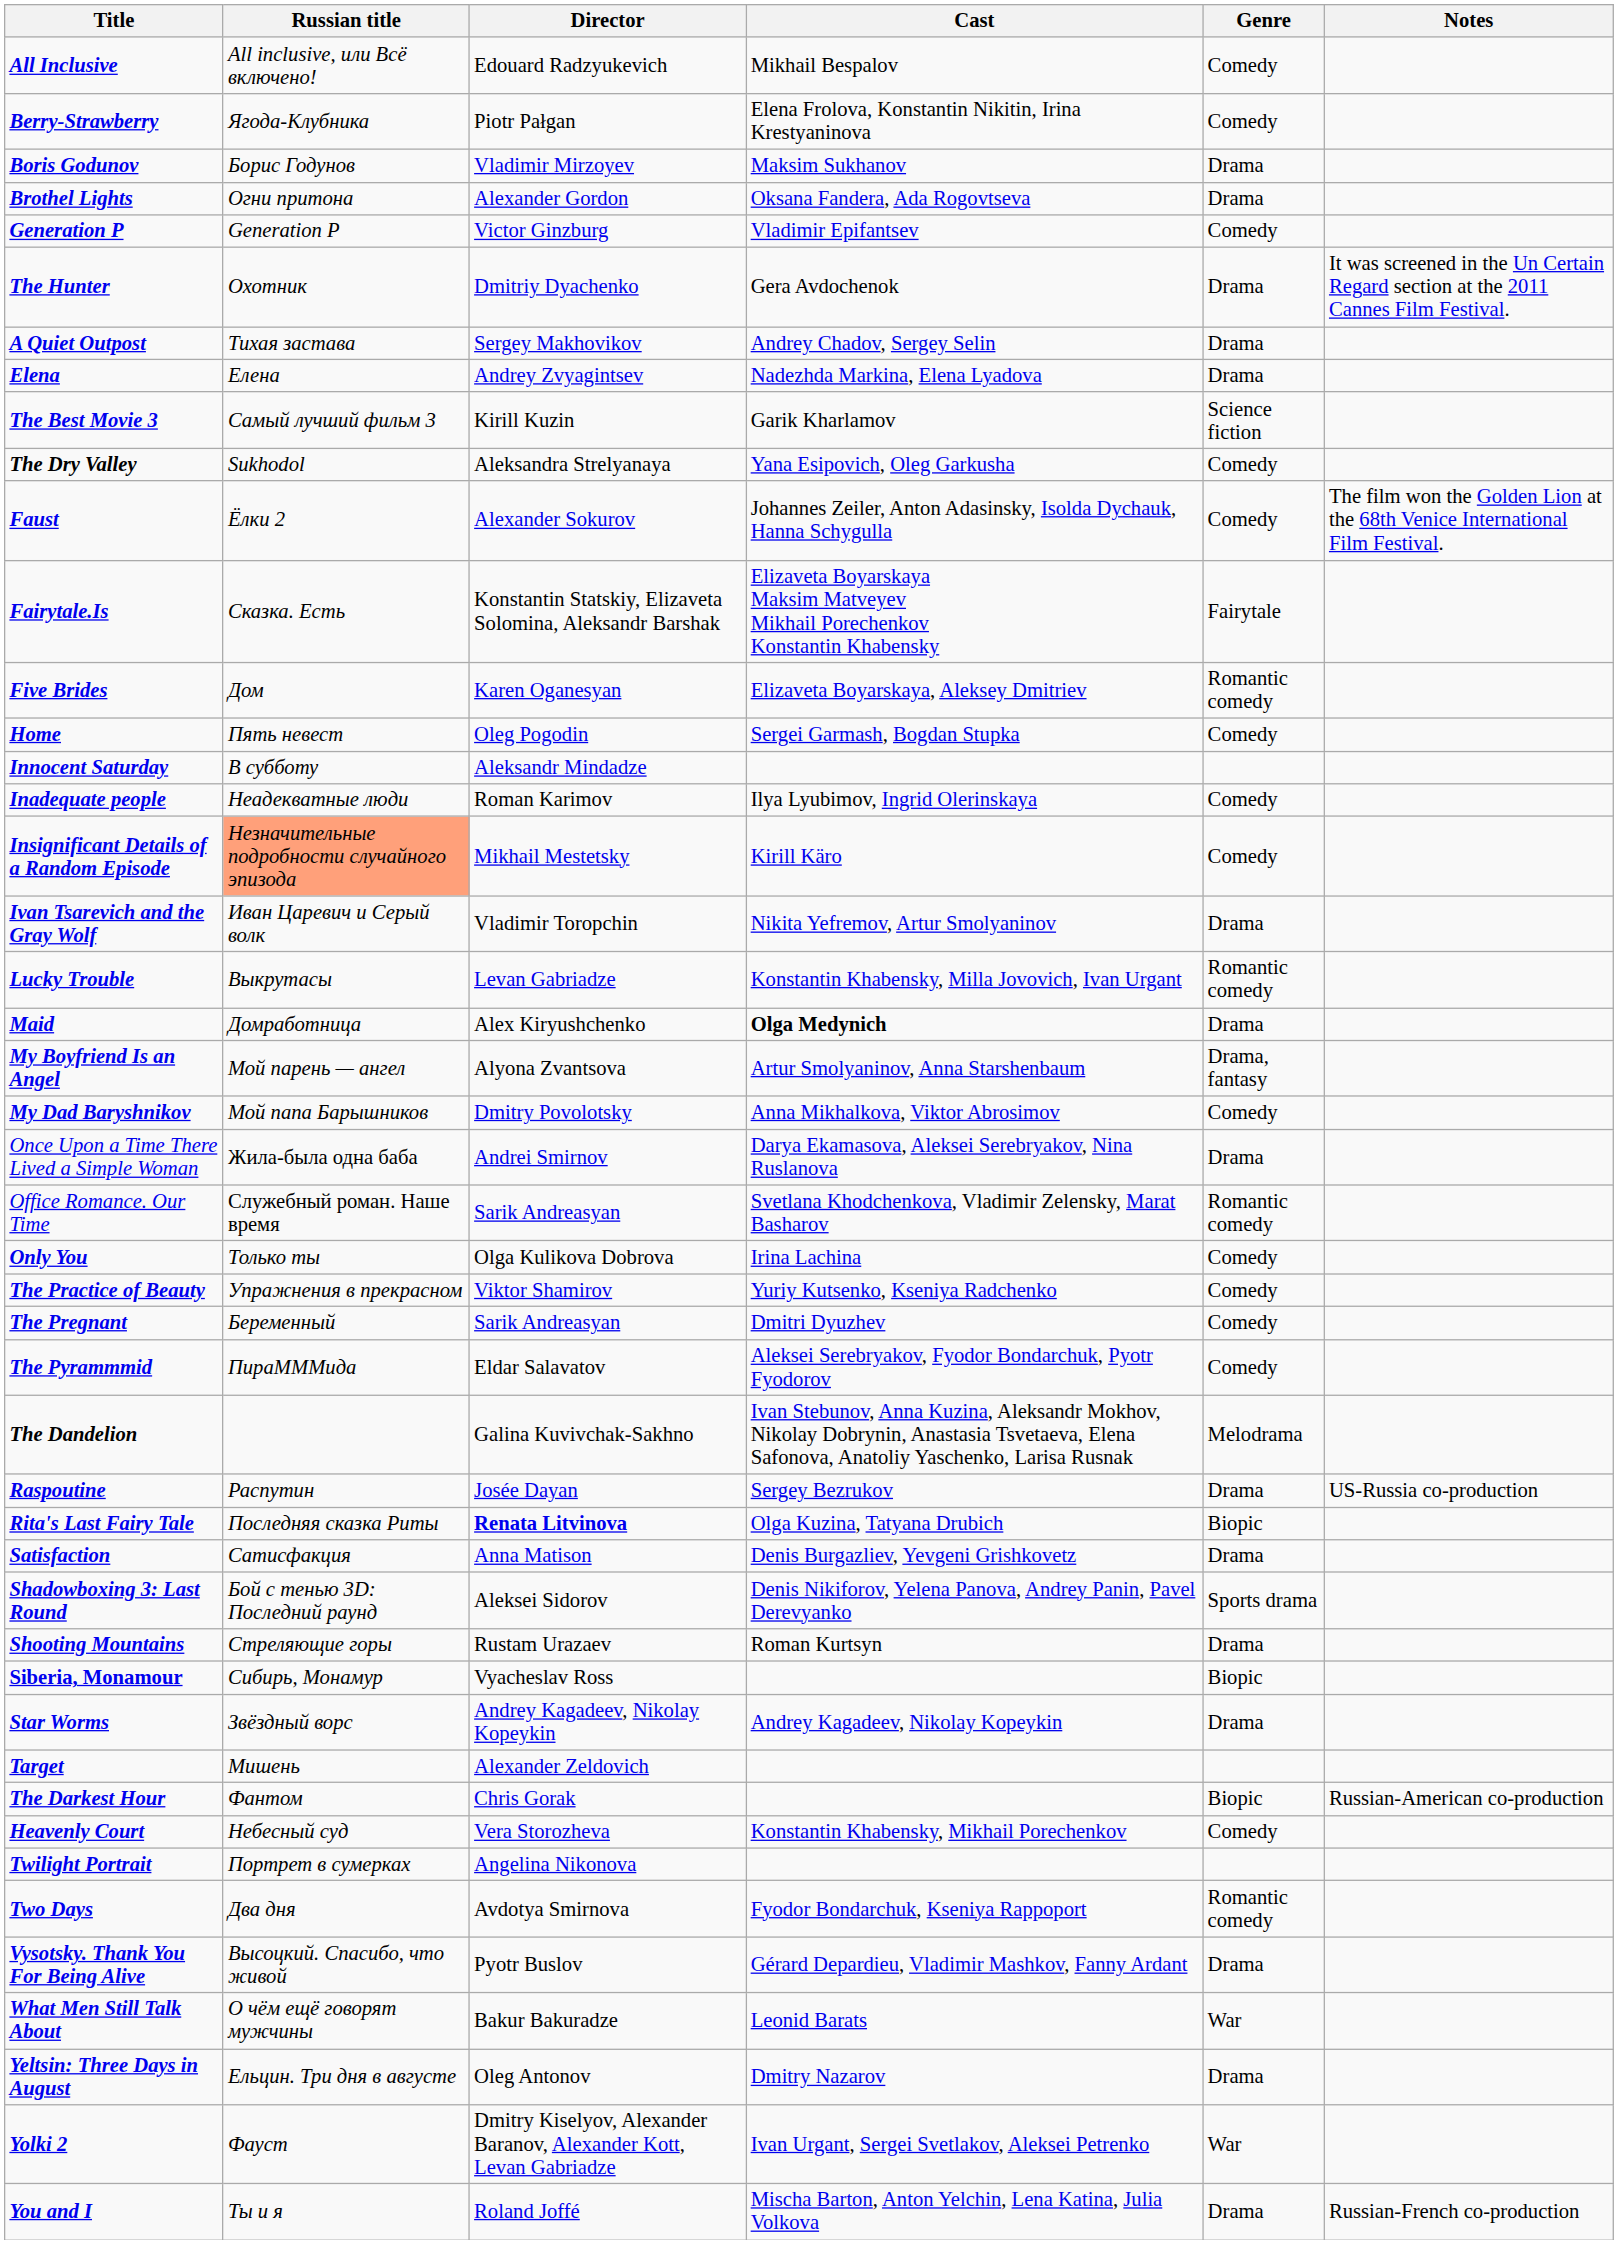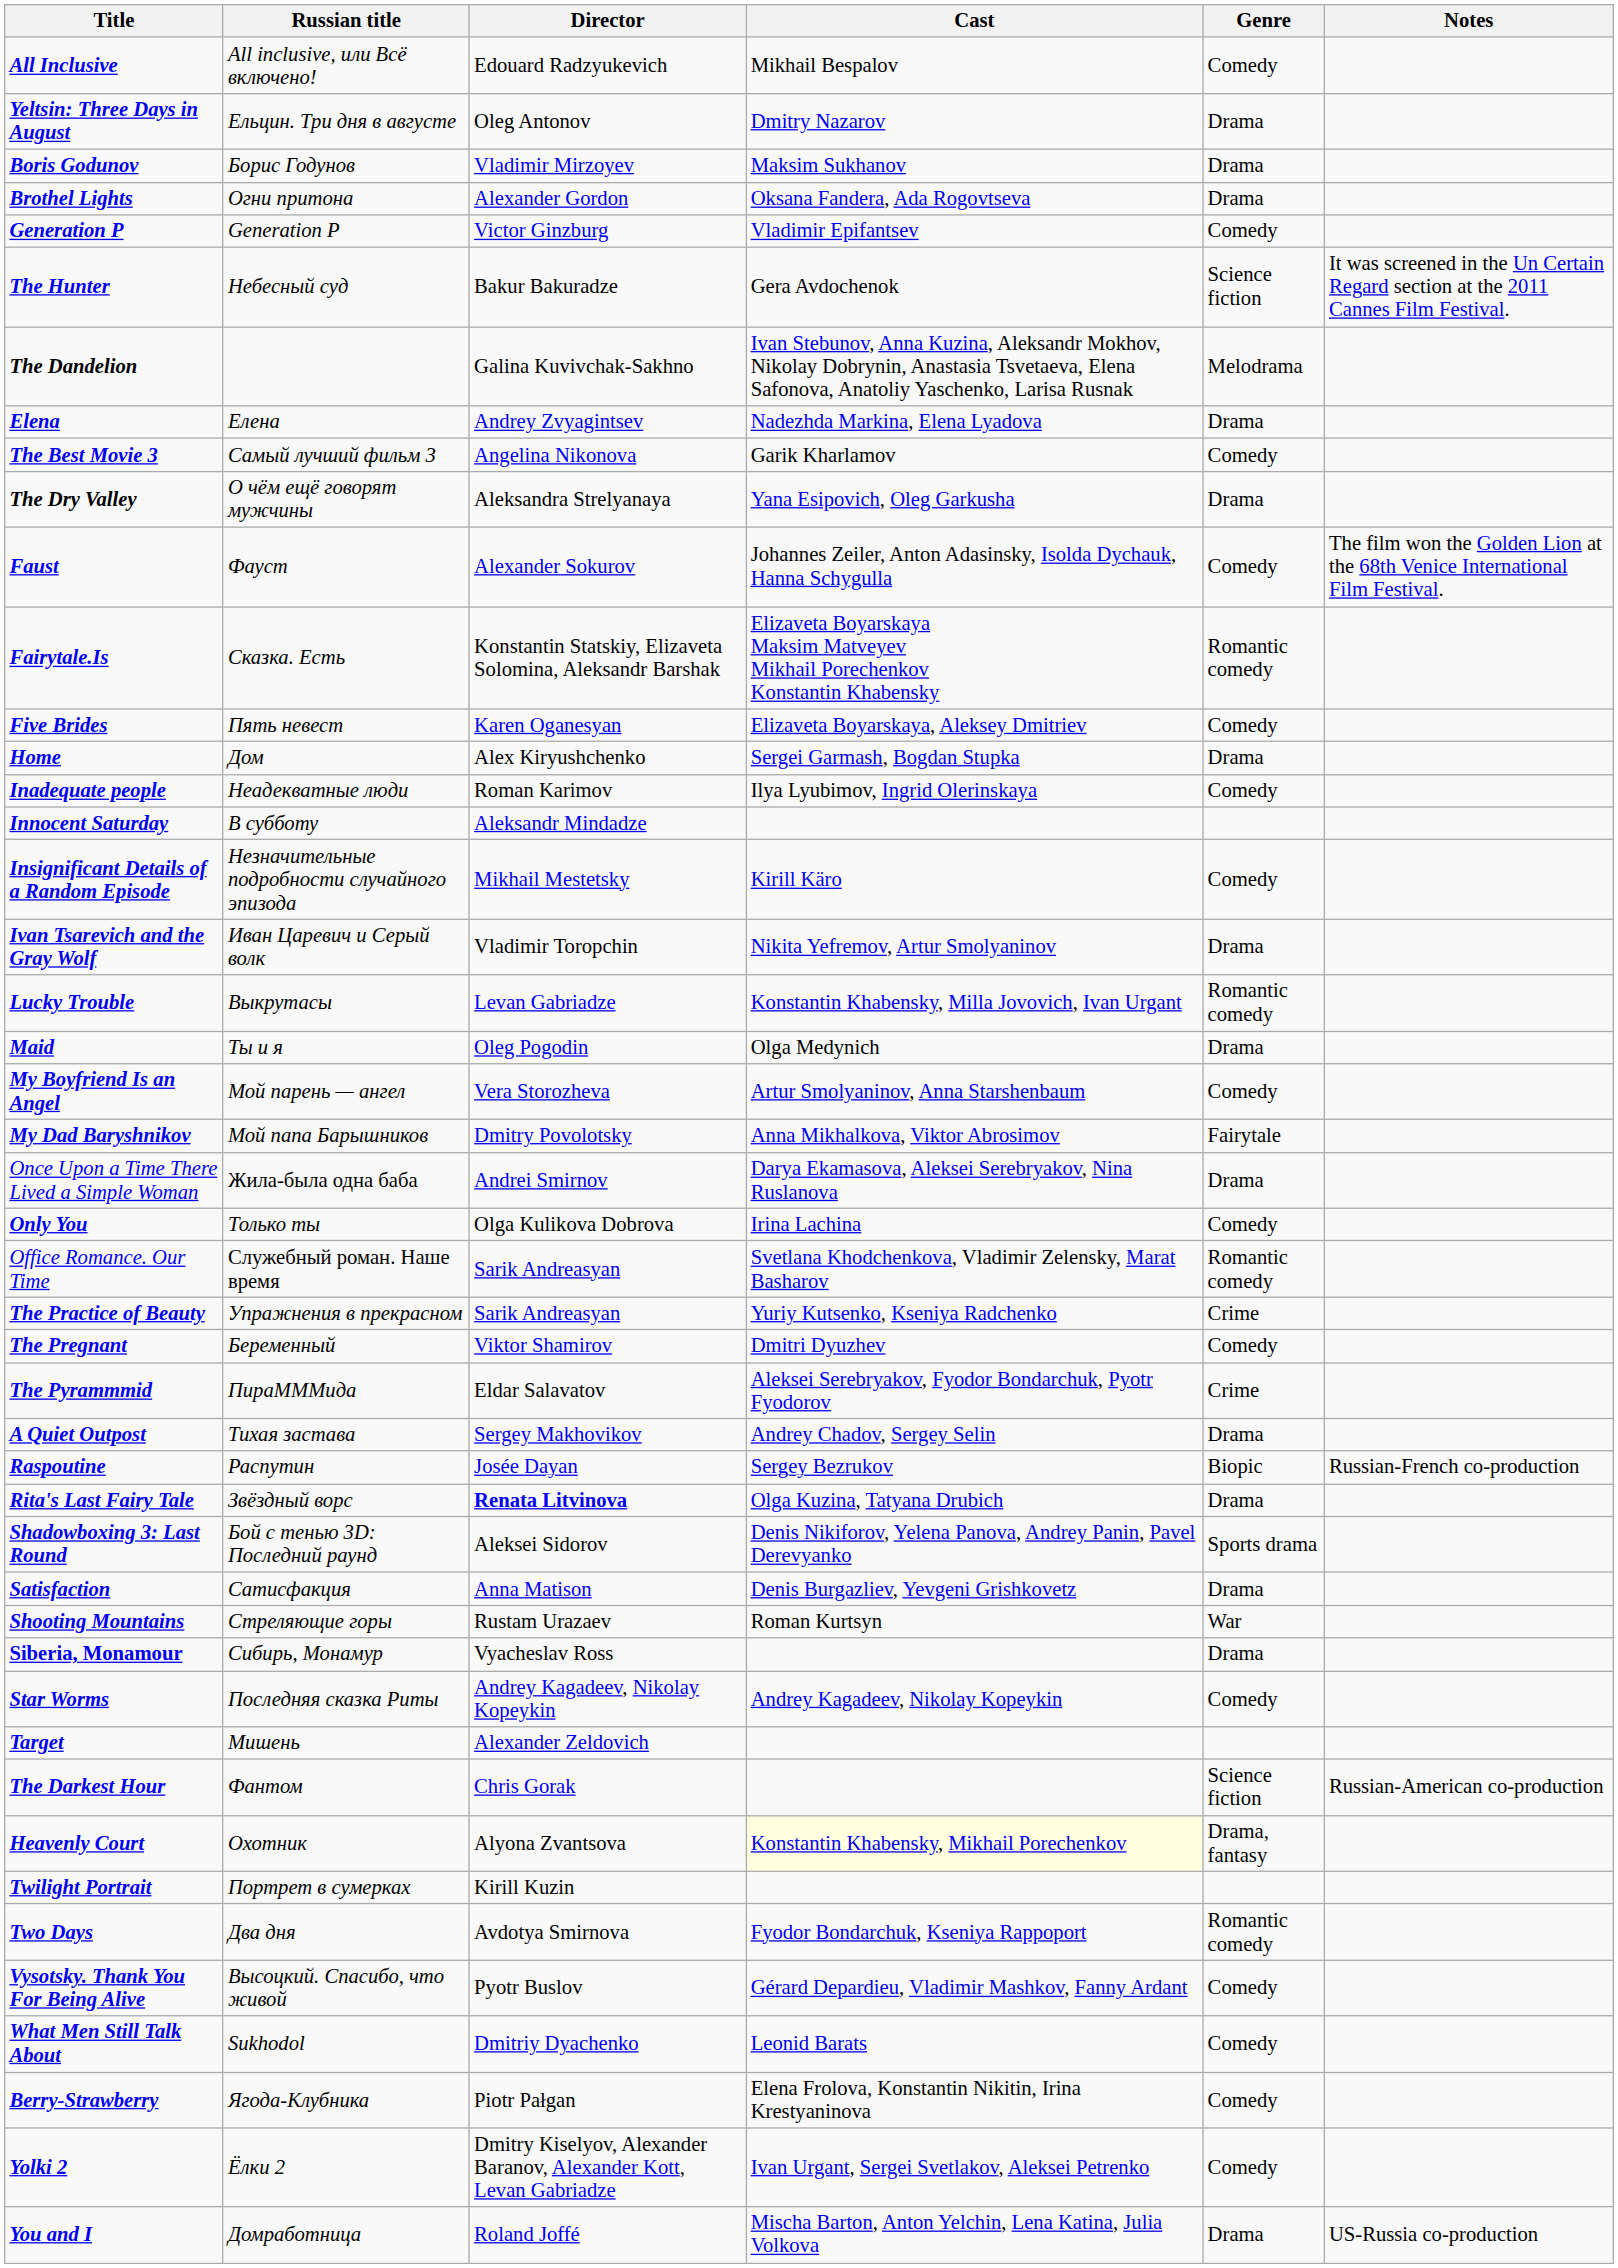rows swapped: (84, 121) <-> (104, 2076)
(267, 286) Охотник -> (288, 286) Небесный суд
(556, 286) Dmitriy Dyachenko -> (546, 286) Bakur Bakuradze
(1236, 286) Drama -> (1240, 286) Science fiction
rows swapped: (73, 1434) <-> (78, 342)
(524, 419) Kirill Kuzin -> (555, 454) Angelina Nikonova
(1240, 419) Science fiction -> (1243, 454) Comedy
(266, 464) Sukhodol -> (312, 499) О чём ещё говорят мужчины
(1243, 464) Comedy -> (1236, 499) Drama
(256, 520) Ёлки 2 -> (258, 566) Фауст
(1244, 611) Fairytale -> (1248, 657) Romantic comedy
(246, 690) Дом -> (286, 725) Пять невест
(1248, 690) Romantic comedy -> (1243, 725) Comedy
(286, 734) Пять невест -> (246, 757) Дом
(531, 734) Oleg Pogodin -> (560, 757) Alex Kiryushchenko
(1243, 734) Comedy -> (1236, 757) Drama
rows swapped: (88, 800) <-> (89, 767)
(337, 855) lightsalmon background -> (337, 879) no background
(295, 1023) Домработница -> (255, 1047) Ты и я
(560, 1023) Alex Kiryushchenko -> (531, 1047) Oleg Pogodin
(819, 1023) bold -> (815, 1047) normal
(550, 1068) Alyona Zvantsova -> (542, 1091) Vera Storozheva
(1238, 1068) Drama, fantasy -> (1243, 1091) Comedy
(1243, 1112) Comedy -> (1244, 1135) Fairytale
rows swapped: (97, 1212) <-> (48, 1257)
(543, 1289) Viktor Shamirov -> (547, 1313) Sarik Andreasyan
(1243, 1289) Comedy -> (1233, 1313) Crime
(547, 1322) Sarik Andreasyan -> (543, 1345) Viktor Shamirov
(1243, 1366) Comedy -> (1233, 1390) Crime
(1236, 1490) Drama -> (1235, 1467) Biopic
(1434, 1490) US-Russia co-production -> (1454, 1467) Russian-French co-production
(333, 1523) Последняя сказка Риты -> (290, 1500) Звёздный ворс
(1235, 1523) Biopic -> (1236, 1500) Drama
rows swapped: (60, 1555) <-> (105, 1600)
(1236, 1644) Drama -> (1225, 1621) War
(1235, 1677) Biopic -> (1236, 1654) Drama
(290, 1721) Звёздный ворс -> (333, 1698) Последняя сказка Риты
(1236, 1721) Drama -> (1243, 1698) Comedy
(1235, 1798) Biopic -> (1240, 1787) Science fiction
(288, 1831) Небесный суд -> (267, 1843) Охотник
(542, 1831) Vera Storozheva -> (550, 1843) Alyona Zvantsova
(939, 1831) no background -> (939, 1843) lightyellow background
(1243, 1831) Comedy -> (1238, 1843) Drama, fantasy
(555, 1864) Angelina Nikonova -> (524, 1887) Kirill Kuzin
(1236, 1964) Drama -> (1243, 1987) Comedy
(312, 2020) О чём ещё говорят мужчины -> (266, 2043) Sukhodol
(546, 2020) Bakur Bakuradze -> (556, 2043) Dmitriy Dyachenko
(1225, 2020) War -> (1243, 2043) Comedy
(258, 2144) Фауст -> (256, 2167) Ёлки 2
(1225, 2144) War -> (1243, 2167) Comedy
(255, 2211) Ты и я -> (295, 2234) Домработница
(1454, 2211) Russian-French co-production -> (1434, 2234) US-Russia co-production
